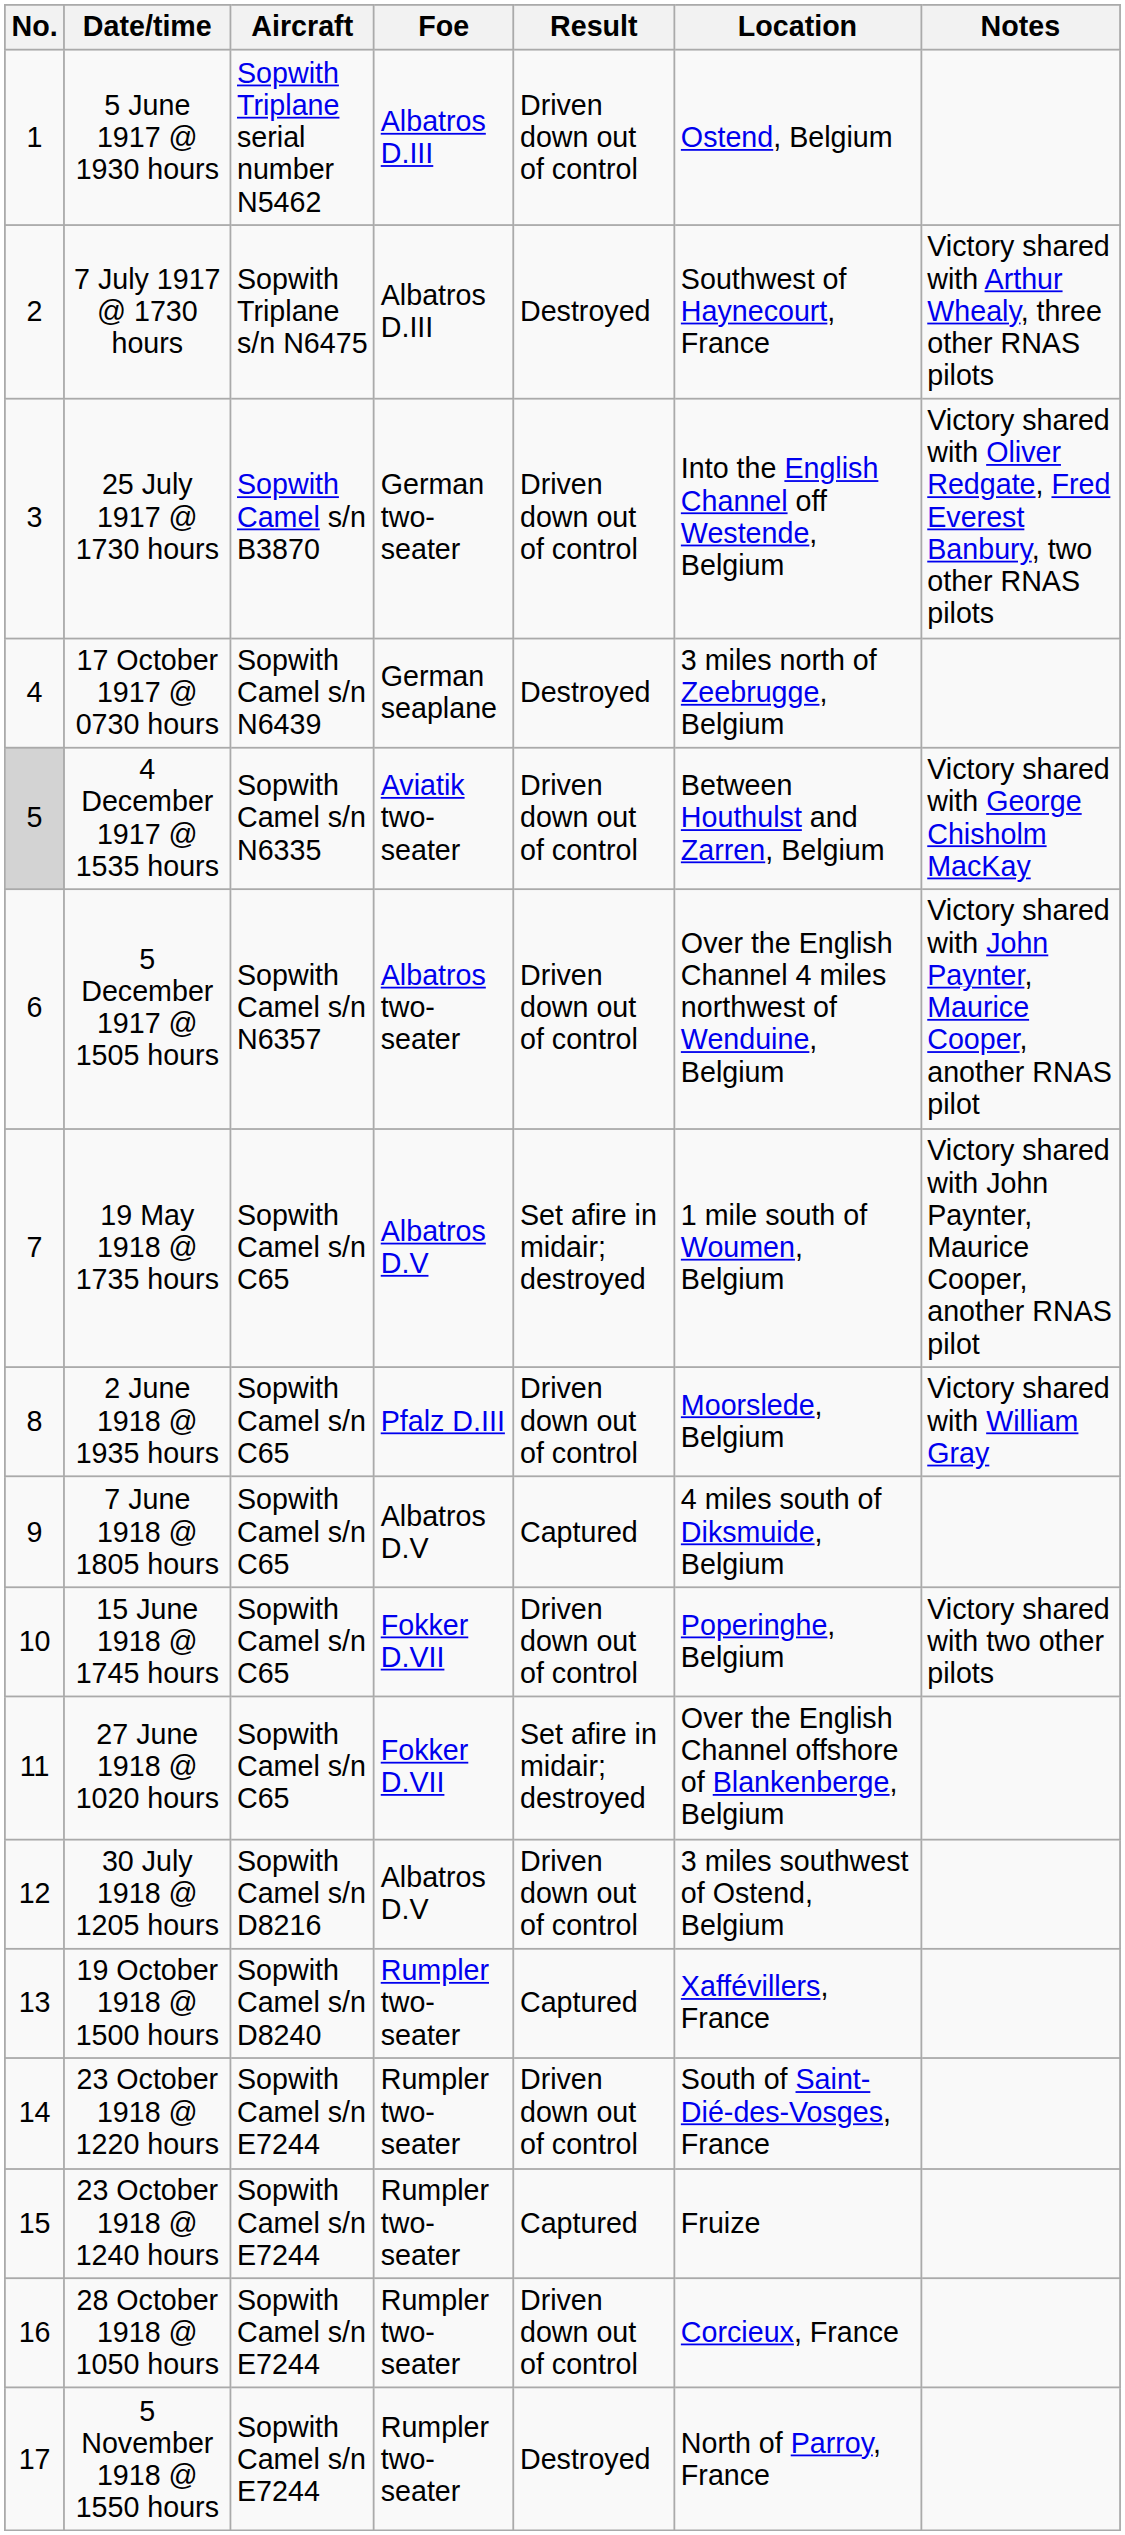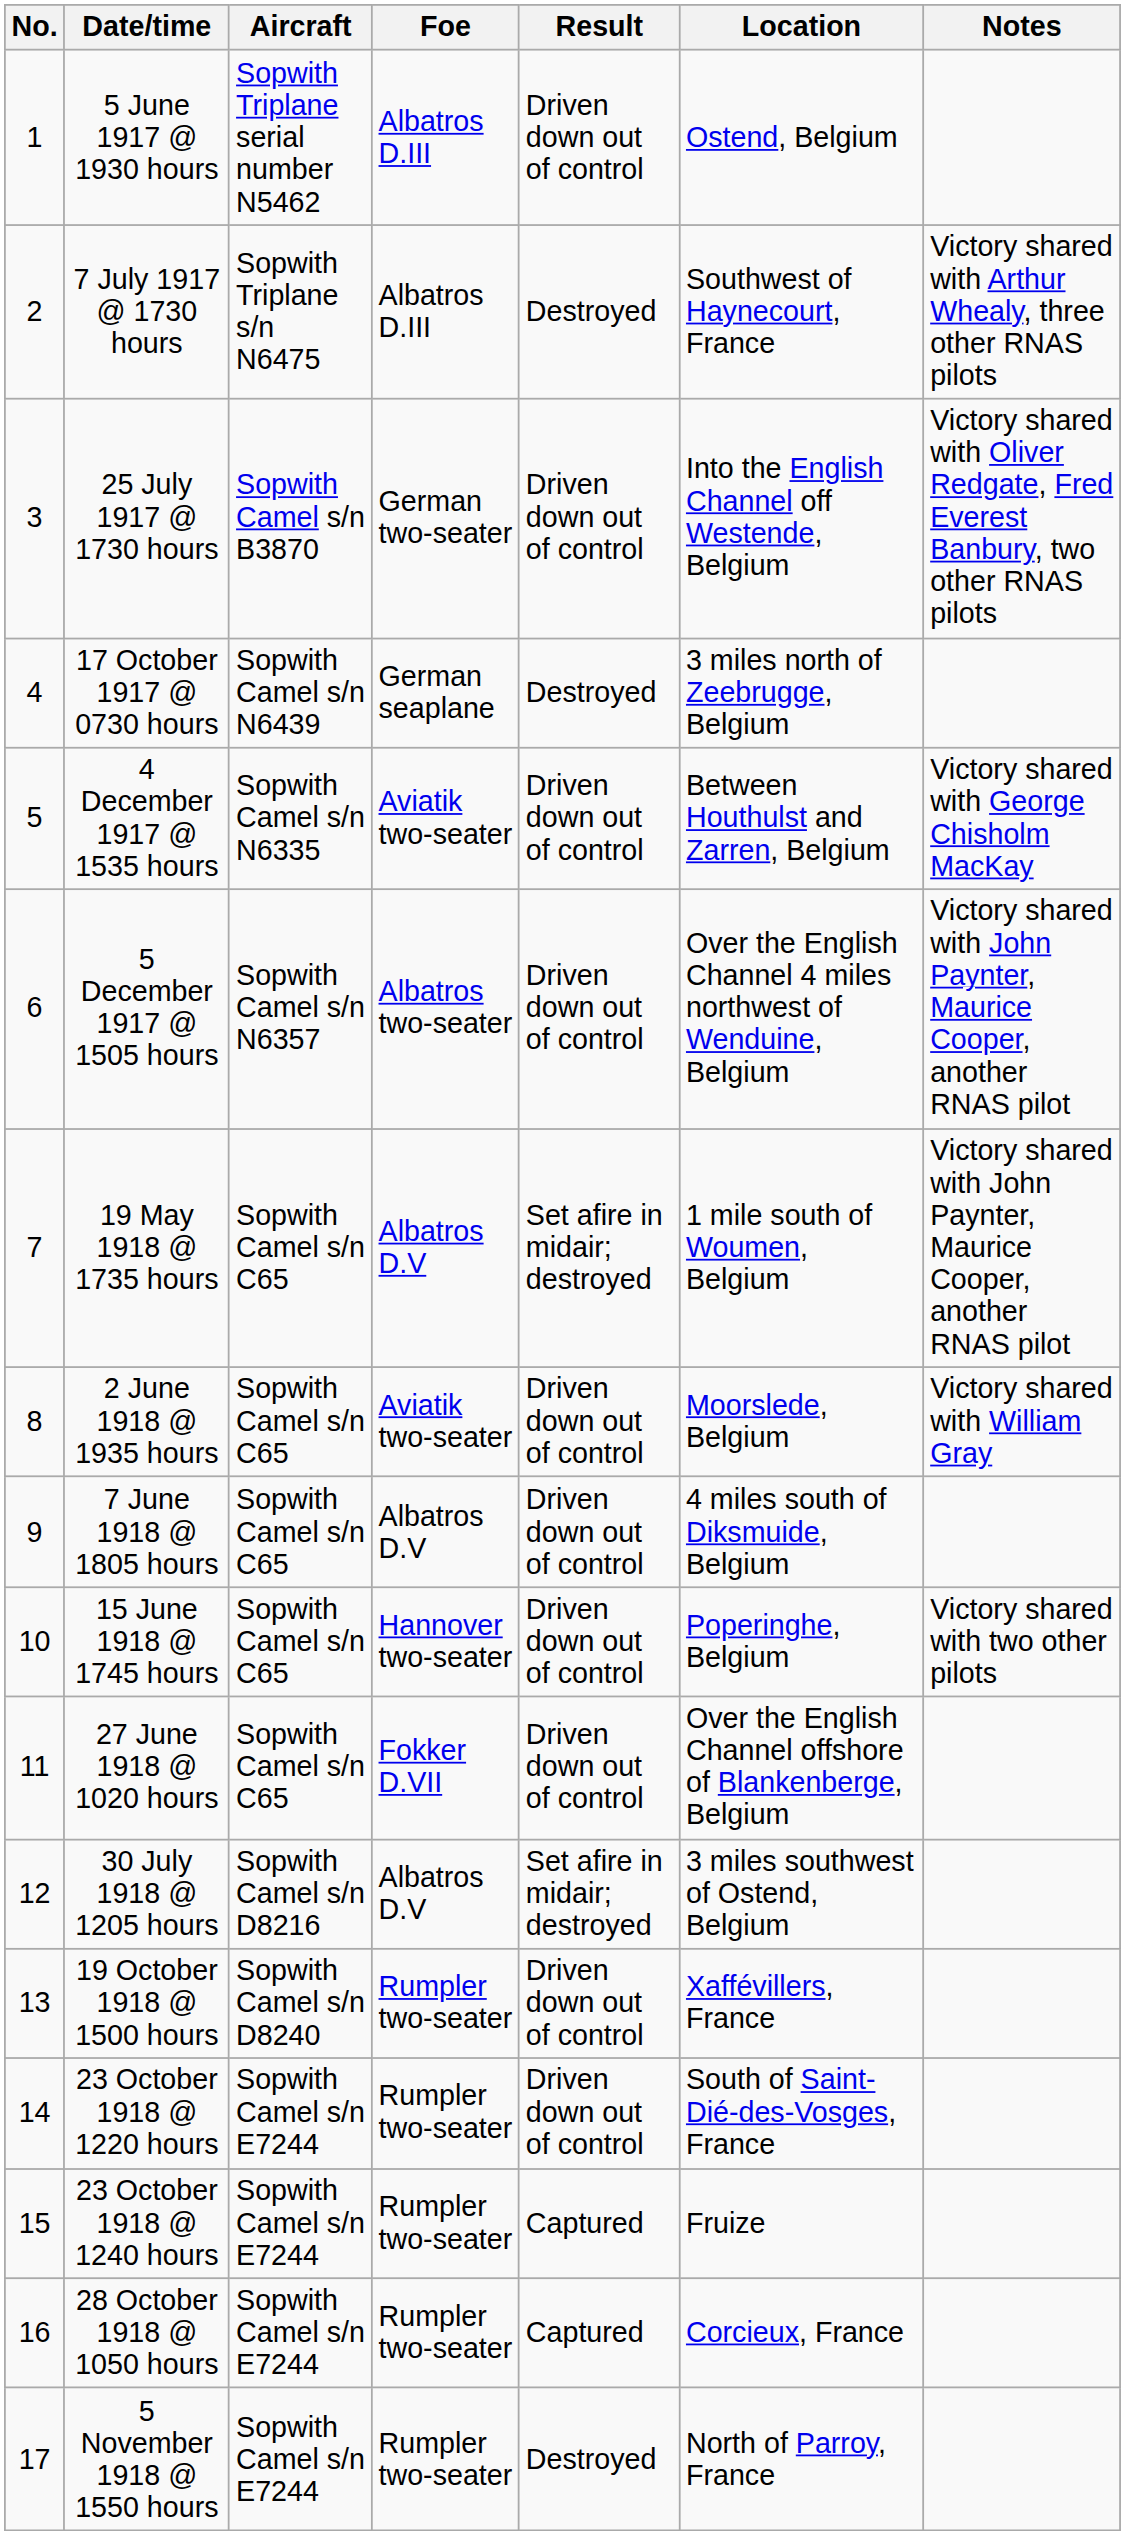(35, 818) lightgrey background -> (35, 818) no background
(443, 1421) Pfalz D.III -> (445, 1421) Aviatik two-seater
(579, 1531) Captured -> (585, 1531) Driven down out of control
(425, 1641) Fokker D.VII -> (445, 1641) Hannover two-seater
(588, 1767) Set afire in midair; destroyed -> (585, 1767) Driven down out of control
(579, 1893) Driven down out of control -> (594, 1893) Set afire in midair; destroyed
(579, 2003) Captured -> (585, 2003) Driven down out of control
(579, 2332) Driven down out of control -> (585, 2332) Captured
